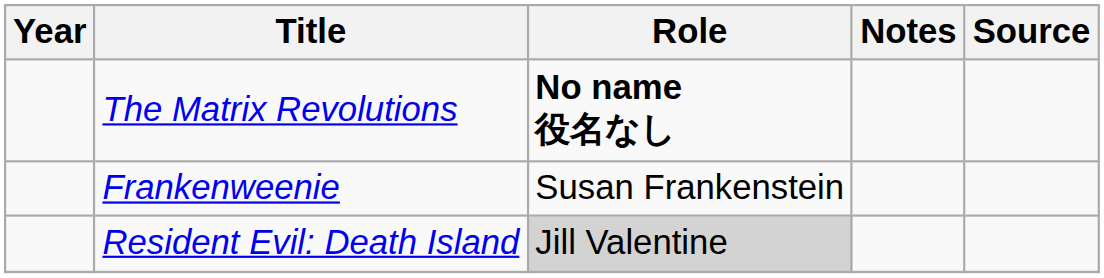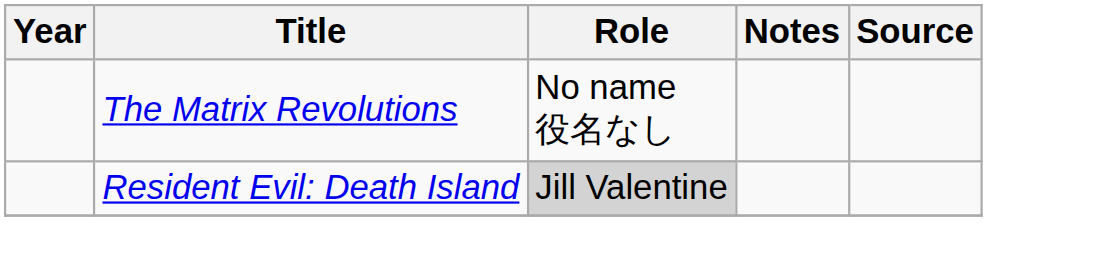(609, 107) bold -> (606, 107) normal
- row: (221, 187)
